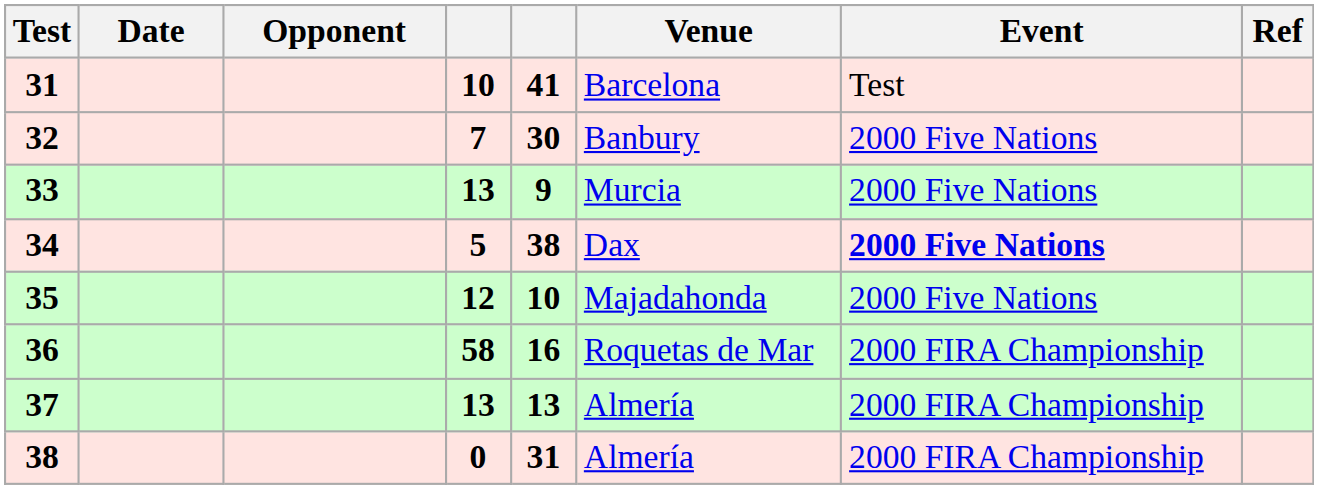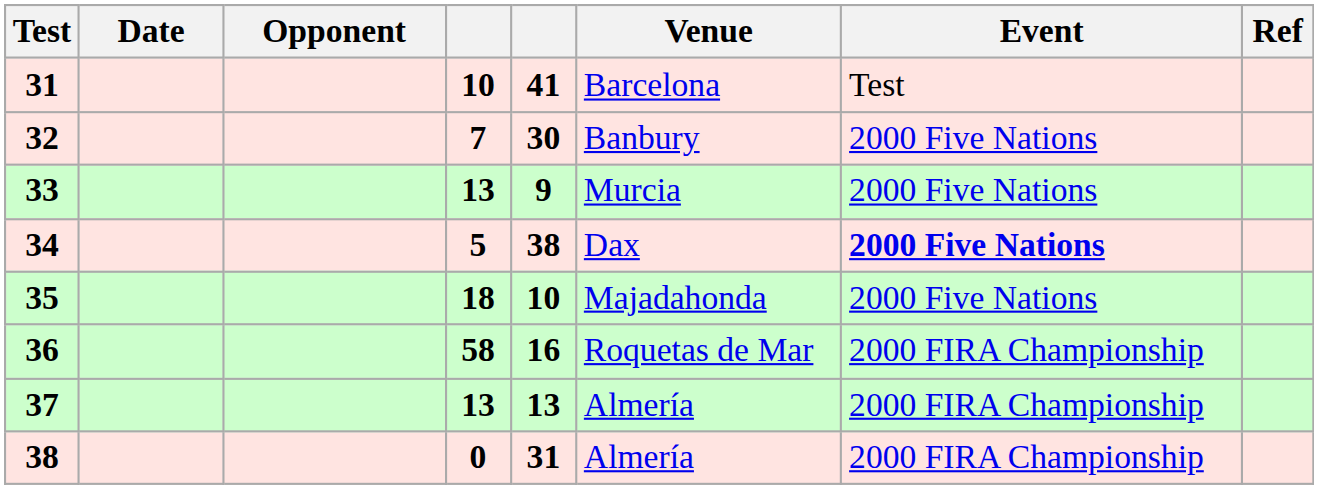(478, 297) 12 -> (478, 297) 18
